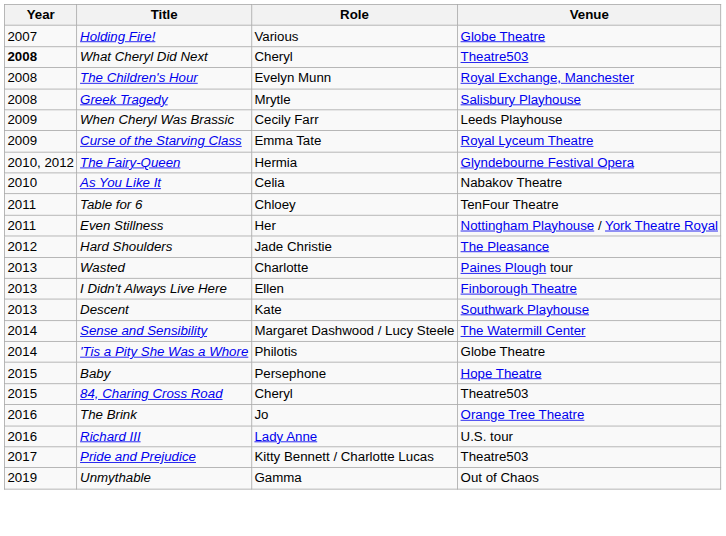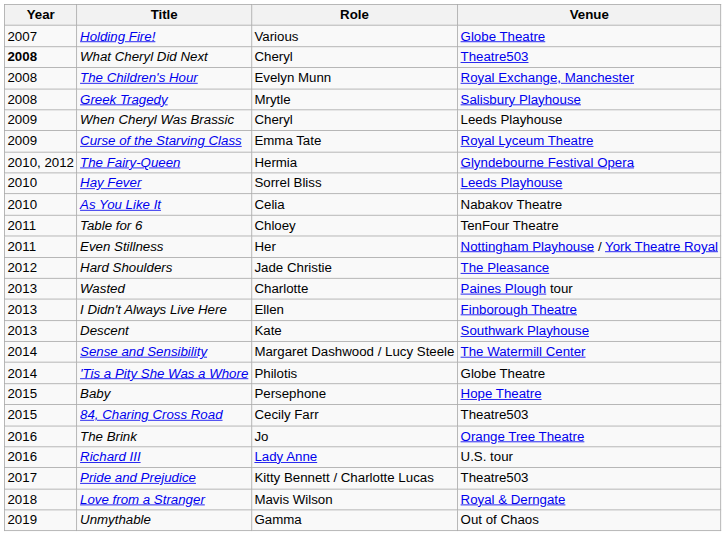(287, 120) Cecily Farr -> (274, 120) Cheryl
+ row: (111, 183)
(274, 394) Cheryl -> (287, 415) Cecily Farr
+ row: (142, 499)
